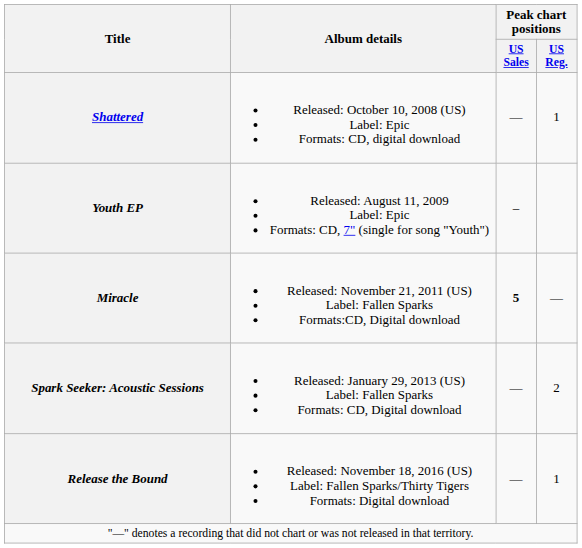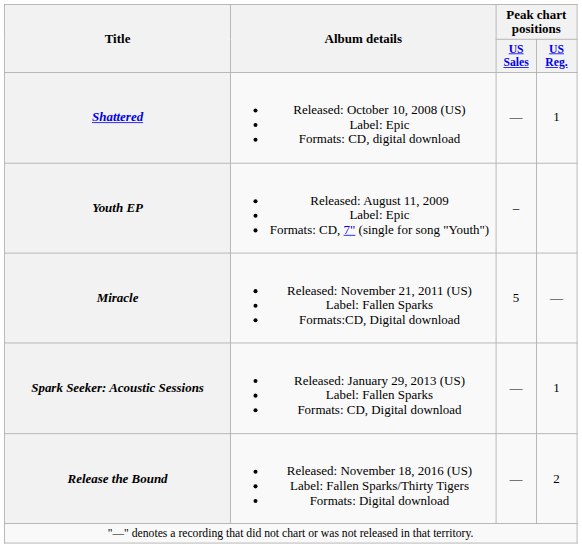(516, 298) bold -> (516, 298) normal
(557, 388) 2 -> (557, 388) 1
(557, 478) 1 -> (557, 478) 2
